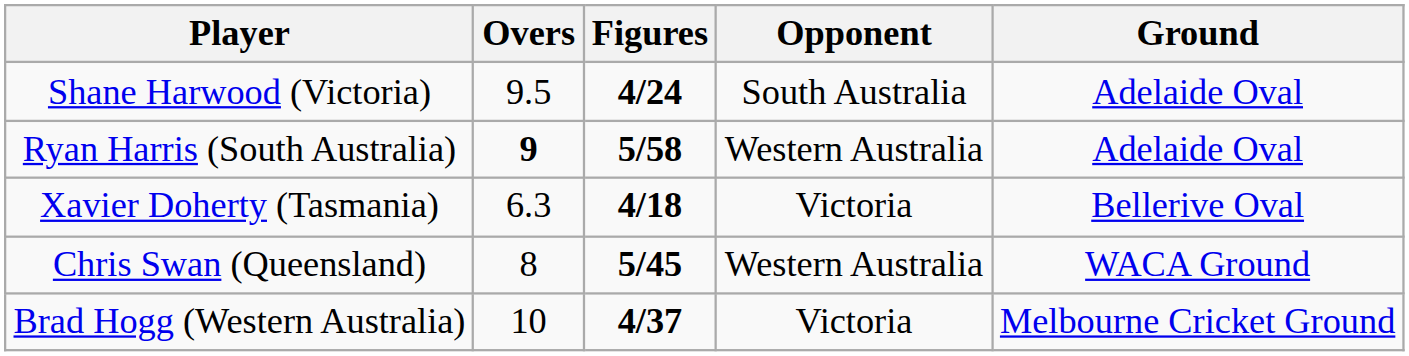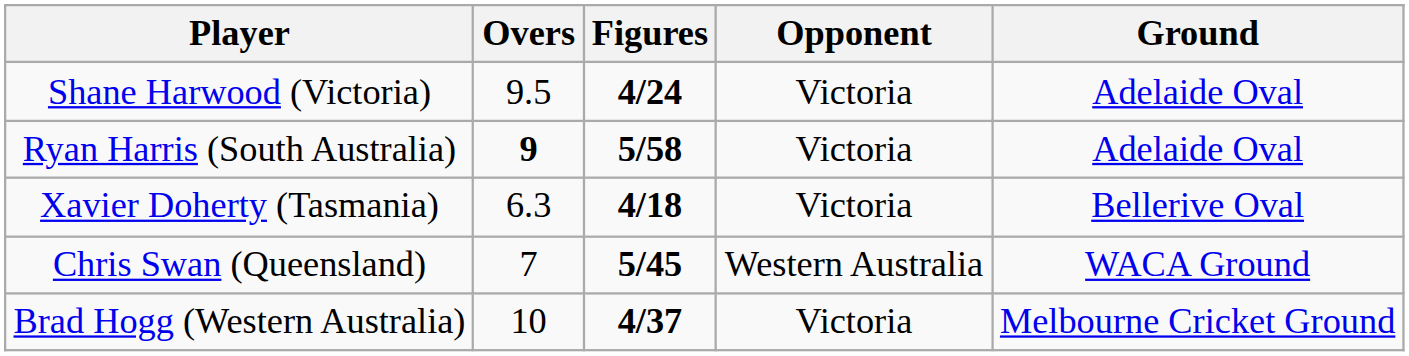(854, 90) South Australia -> (854, 90) Victoria
(854, 148) Western Australia -> (854, 148) Victoria
(529, 263) 8 -> (529, 263) 7
